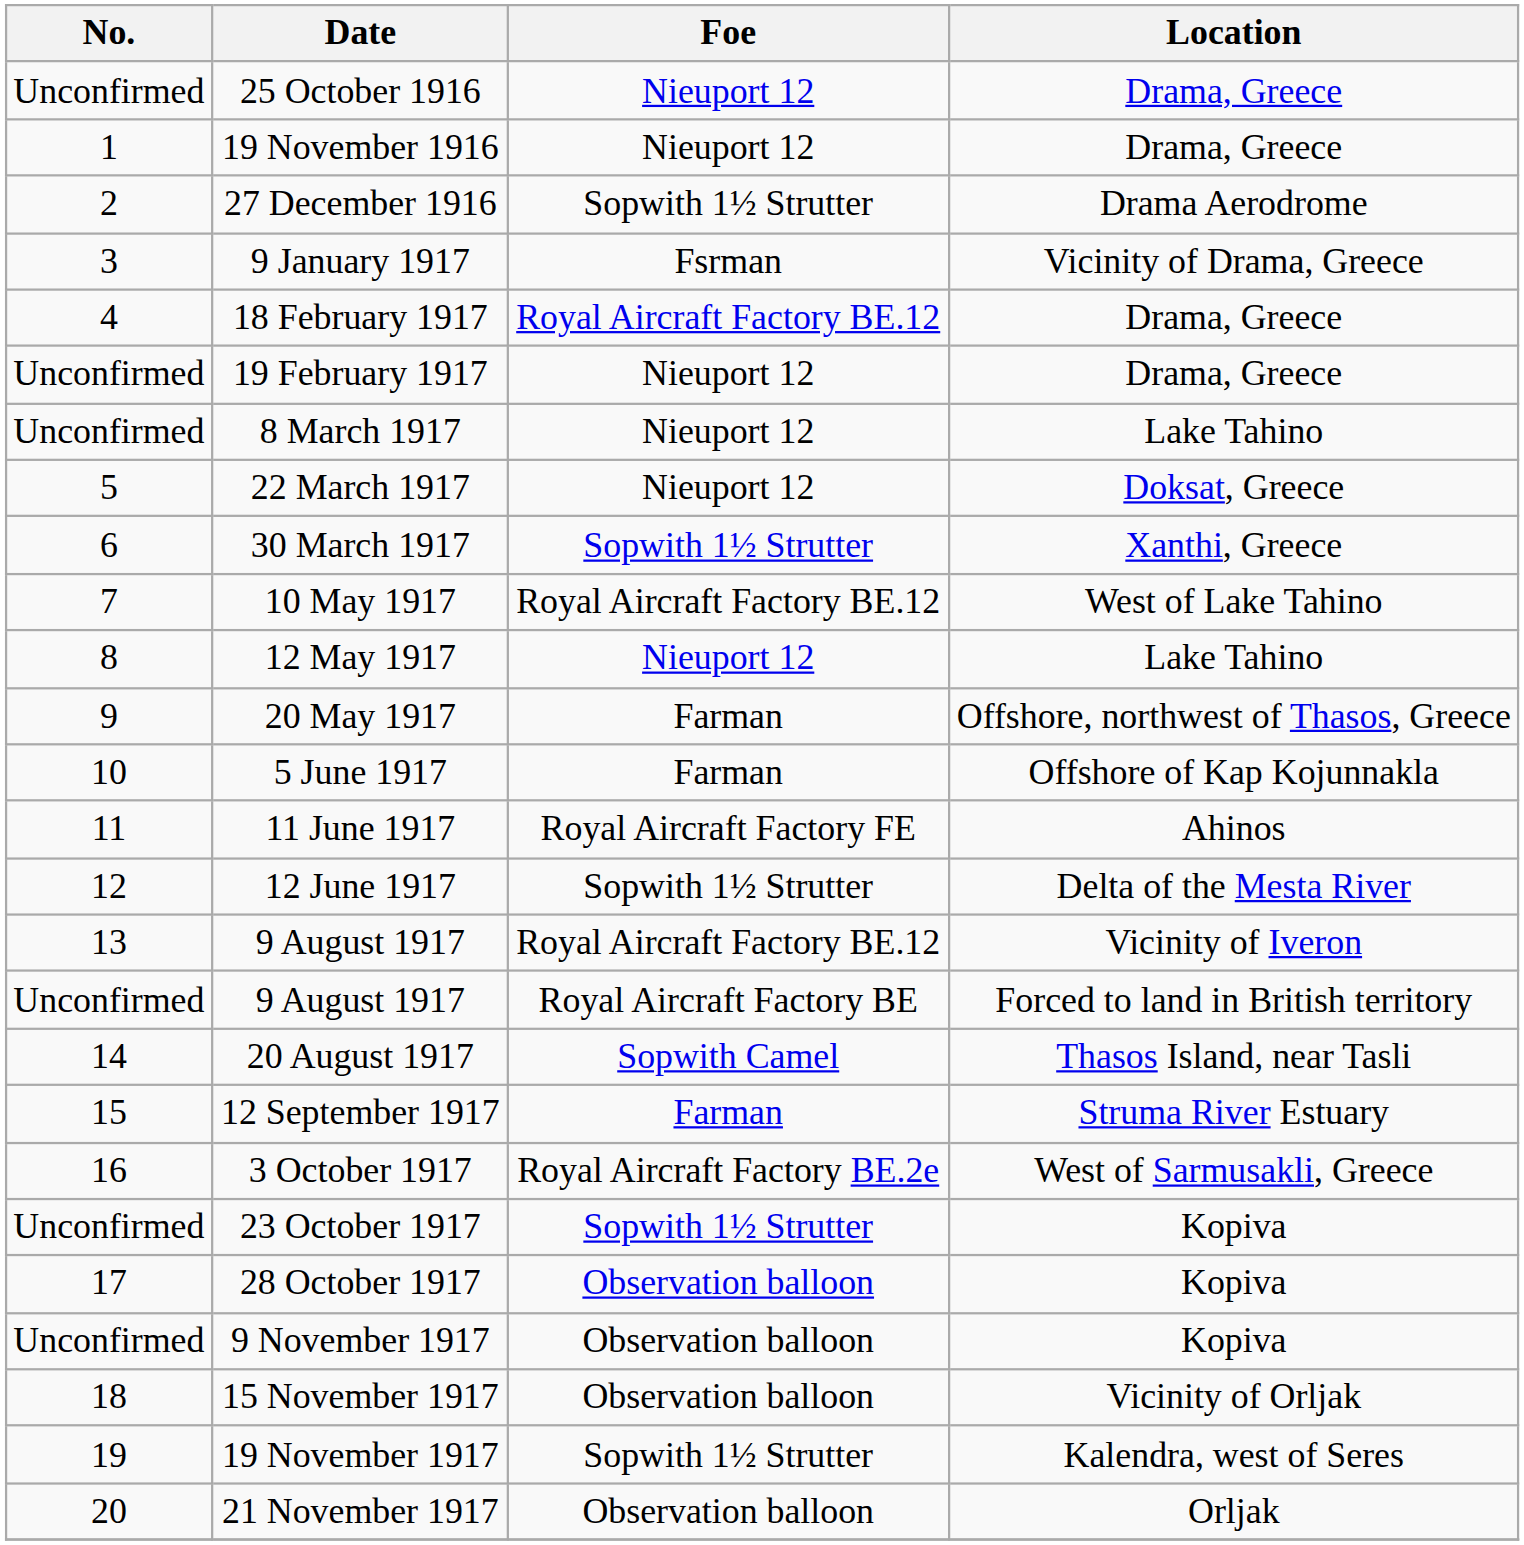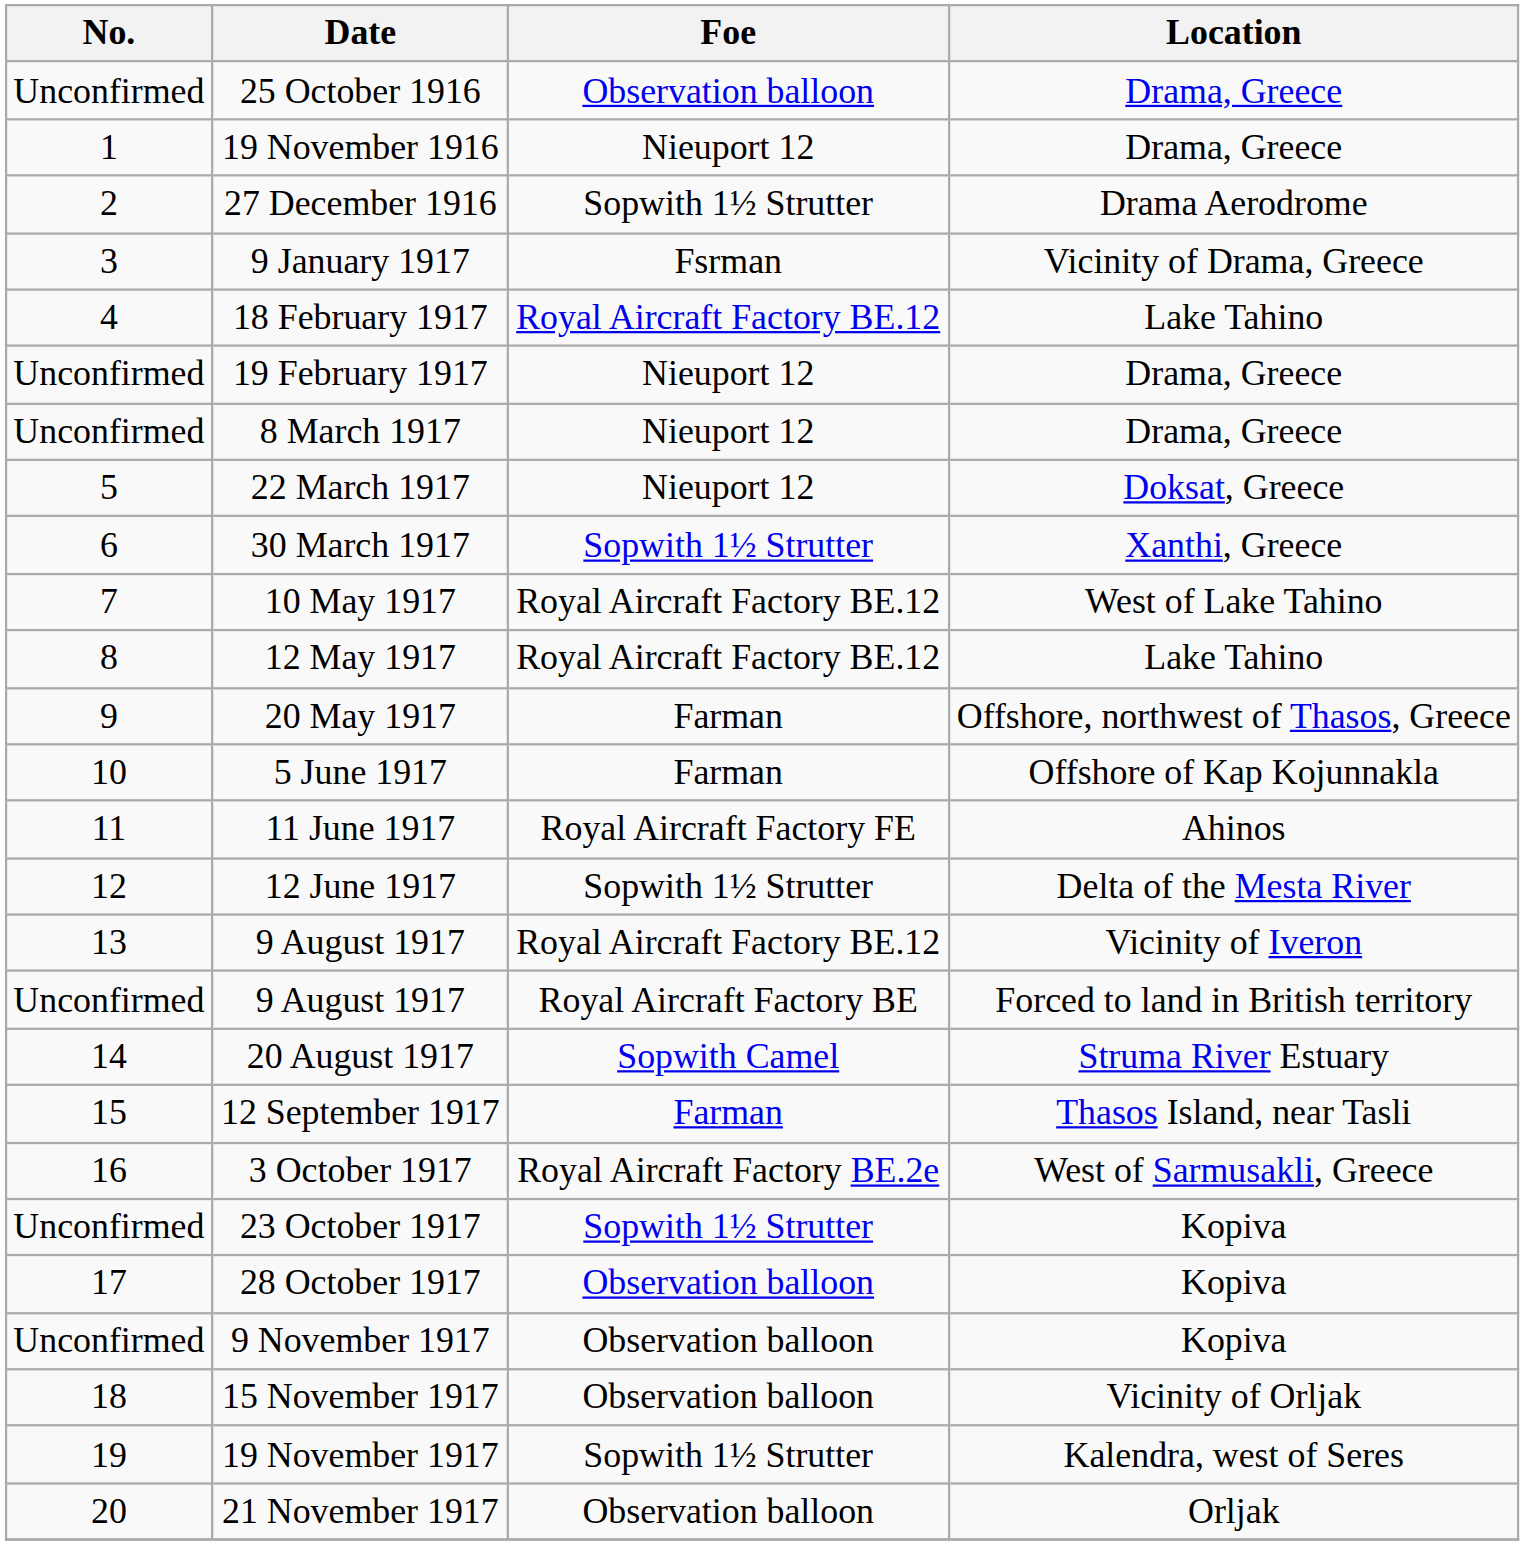(728, 89) Nieuport 12 -> (728, 89) Observation balloon
(1234, 317) Drama, Greece -> (1234, 317) Lake Tahino
(1234, 430) Lake Tahino -> (1234, 430) Drama, Greece
(728, 658) Nieuport 12 -> (728, 658) Royal Aircraft Factory BE.12
(1234, 1056) Thasos Island, near Tasli -> (1234, 1056) Struma River Estuary
(1234, 1112) Struma River Estuary -> (1234, 1112) Thasos Island, near Tasli
